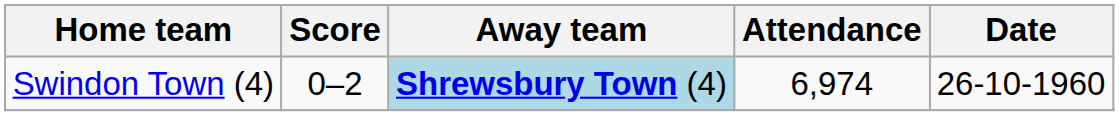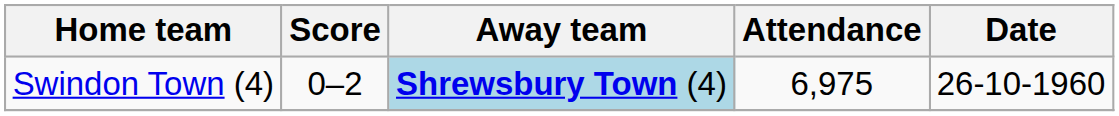(832, 82) 6,974 -> (832, 82) 6,975
